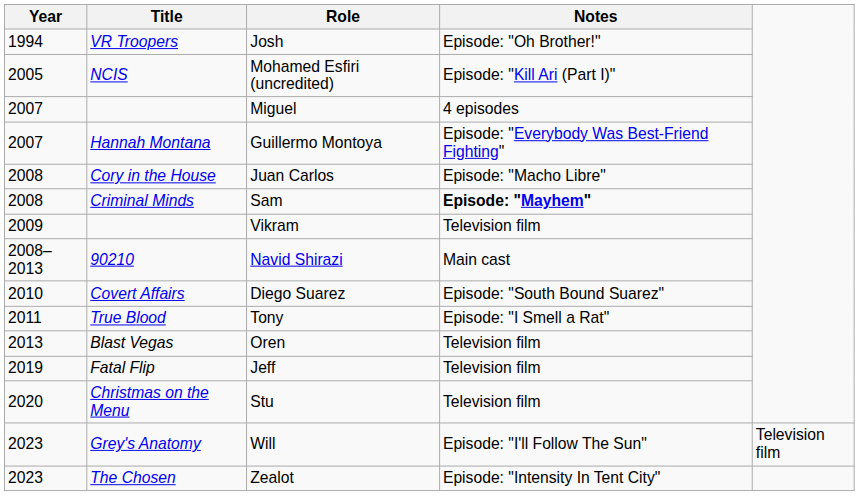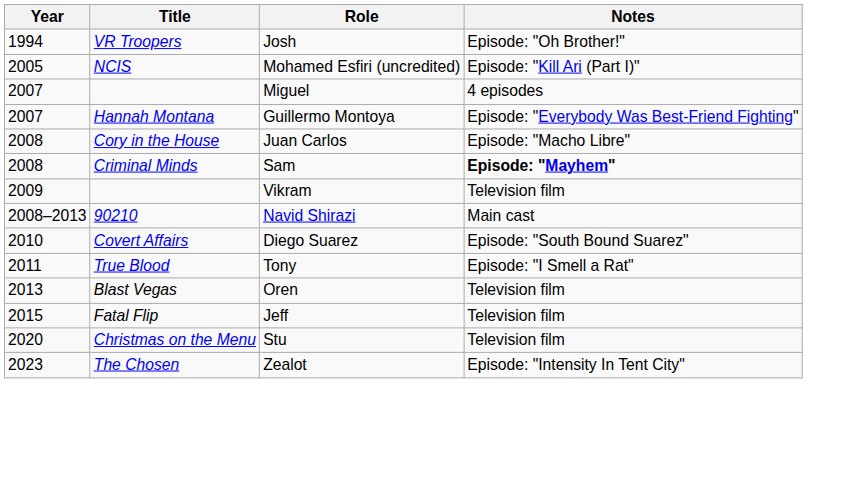(26, 368) 2019 -> (26, 315) 2015
- row: (263, 444)
